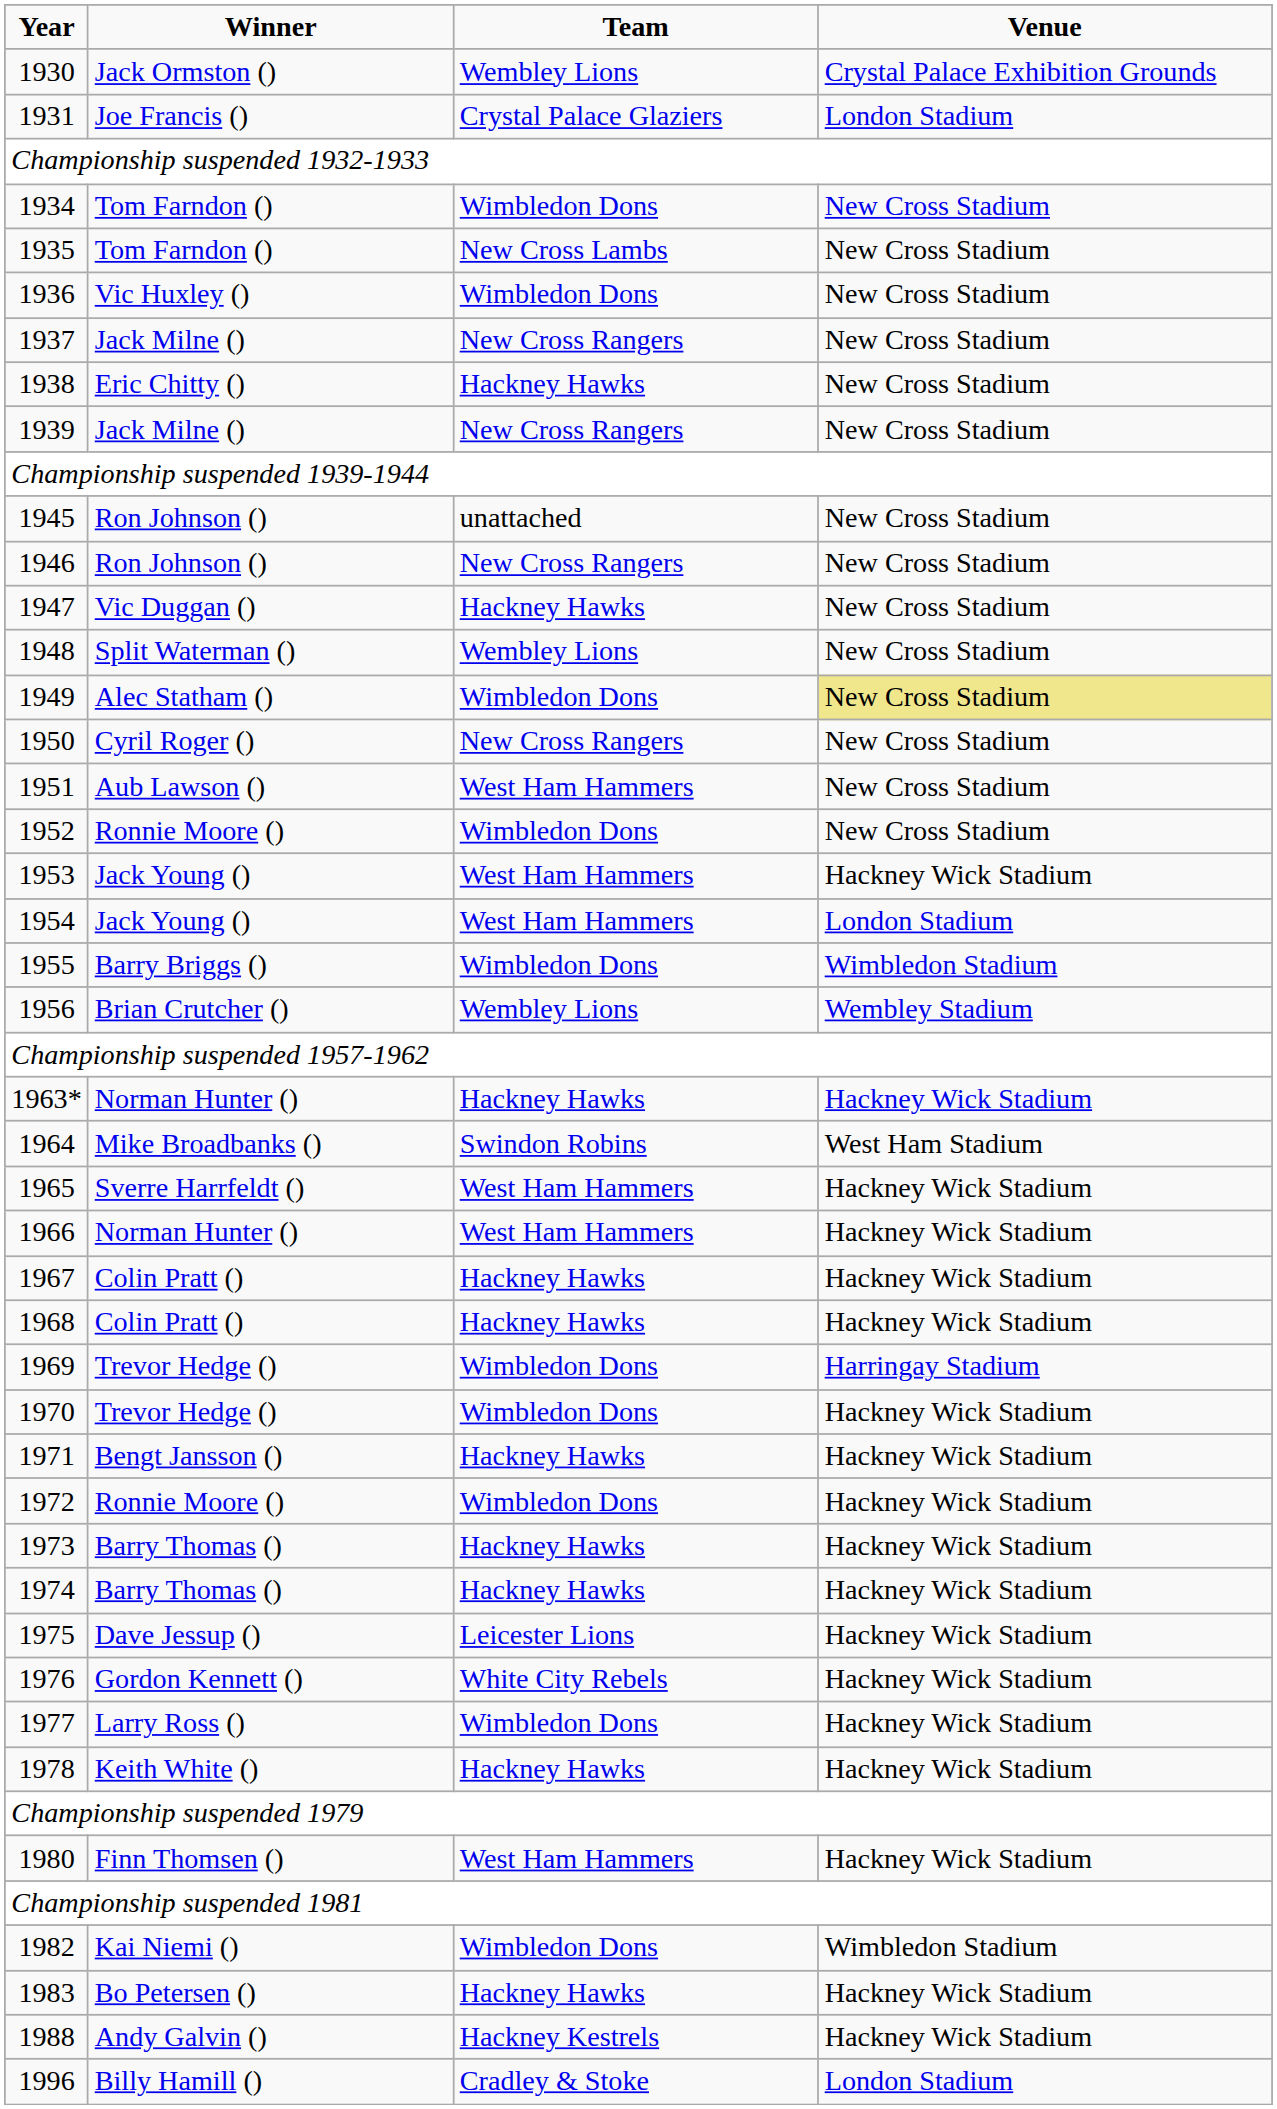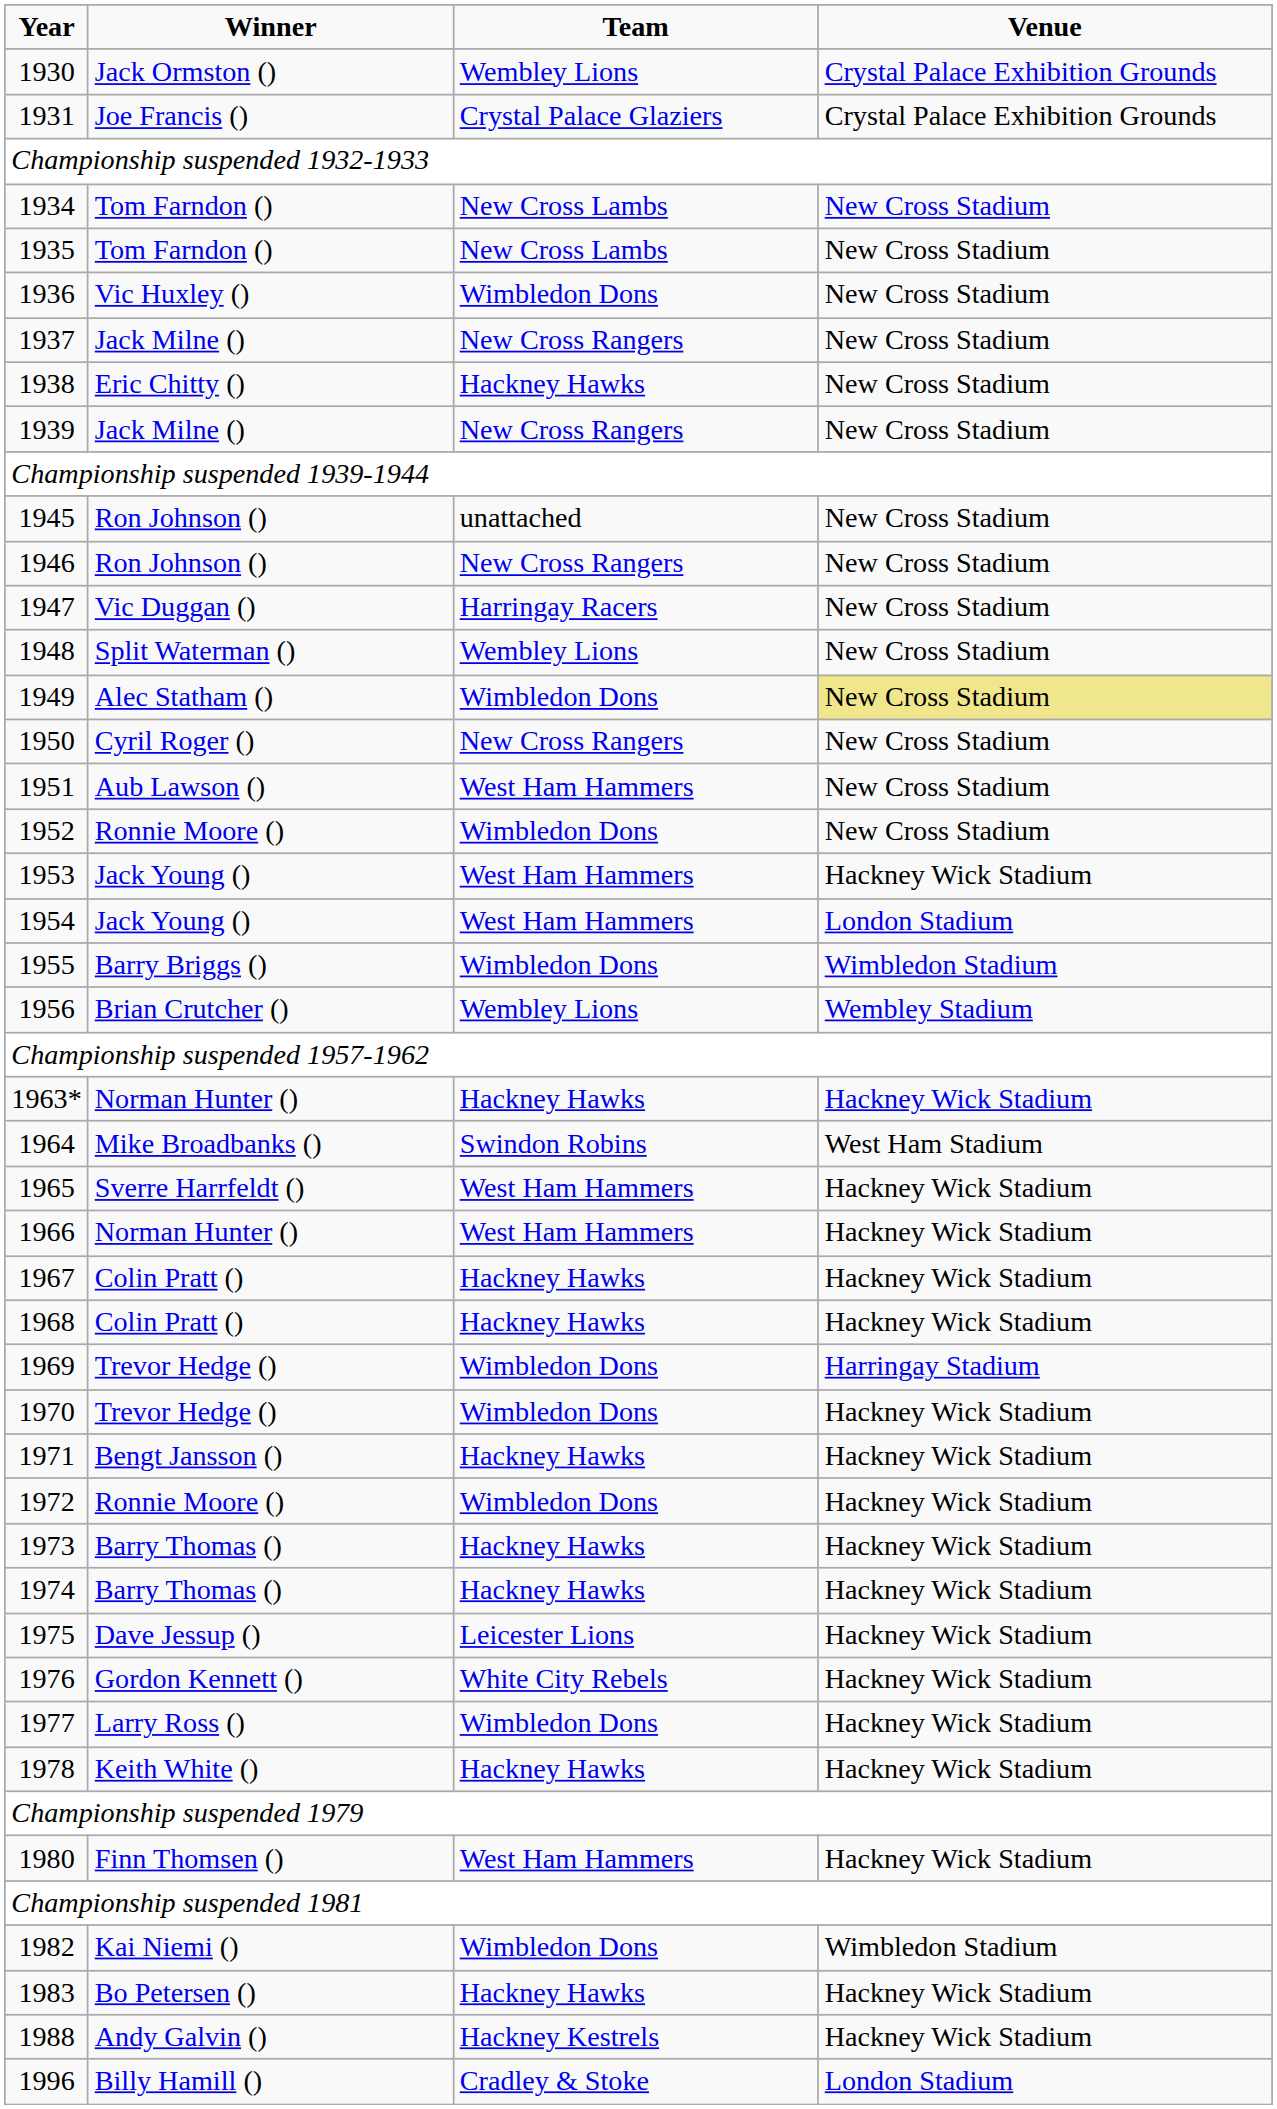(919, 116) London Stadium -> (1021, 116) Crystal Palace Exhibition Grounds
(559, 205) Wimbledon Dons -> (564, 205) New Cross Lambs
(552, 607) Hackney Hawks -> (559, 607) Harringay Racers
